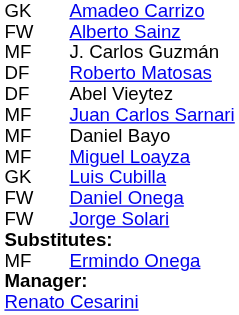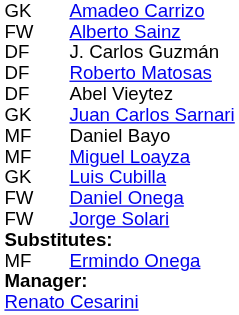(18, 52) MF -> (17, 52) DF
(18, 114) MF -> (18, 114) GK
